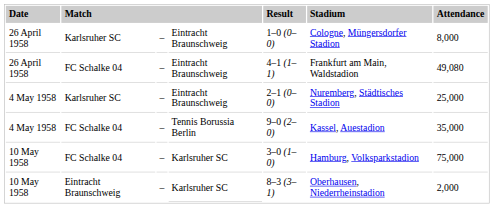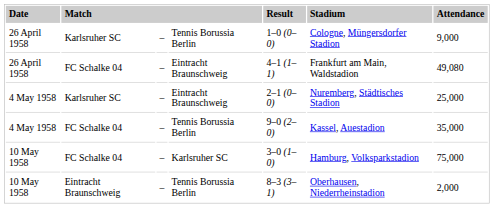(200, 38) Eintracht Braunschweig -> (203, 38) Tennis Borussia Berlin
(448, 38) 8,000 -> (448, 38) 9,000
(200, 187) Karlsruher SC -> (203, 187) Tennis Borussia Berlin
